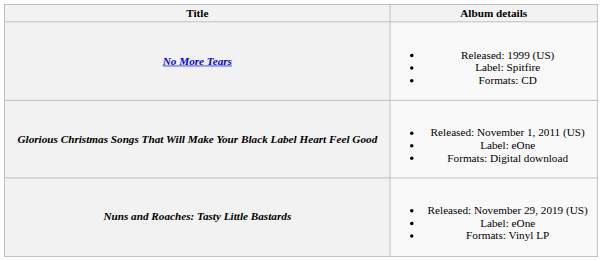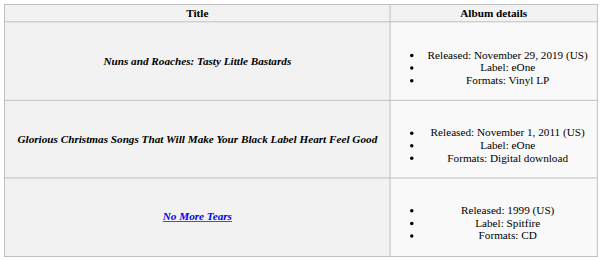rows swapped: (197, 61) <-> (197, 217)
